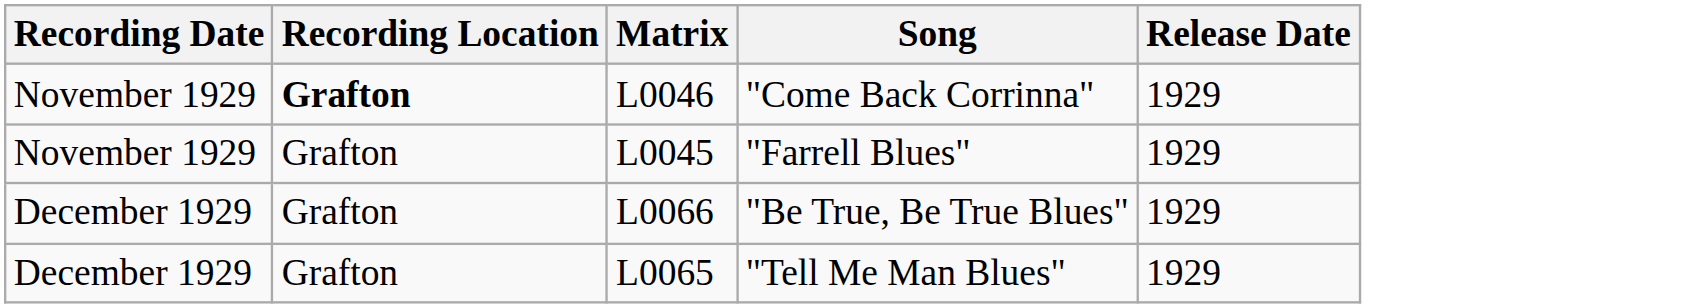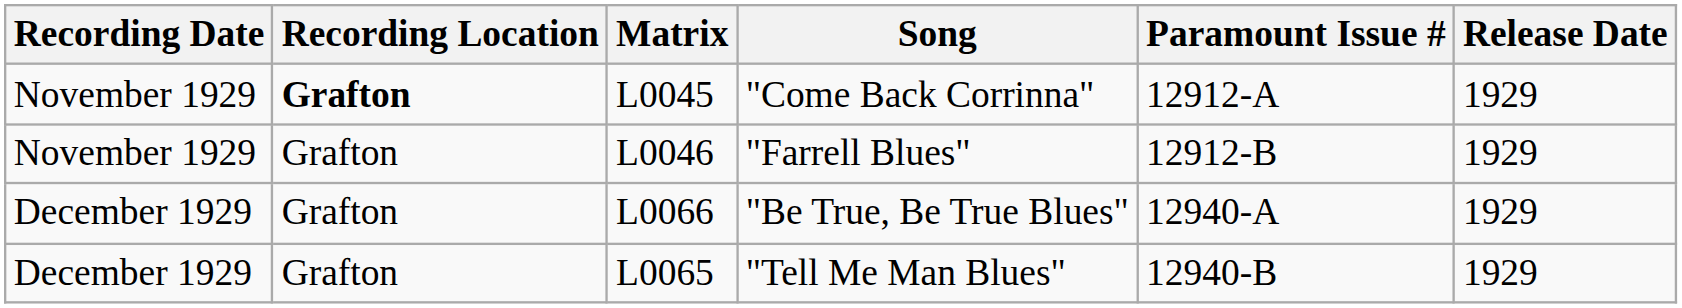+ column: (1296, 34)
(665, 93) L0046 -> (665, 93) L0045
(665, 152) L0045 -> (665, 152) L0046
